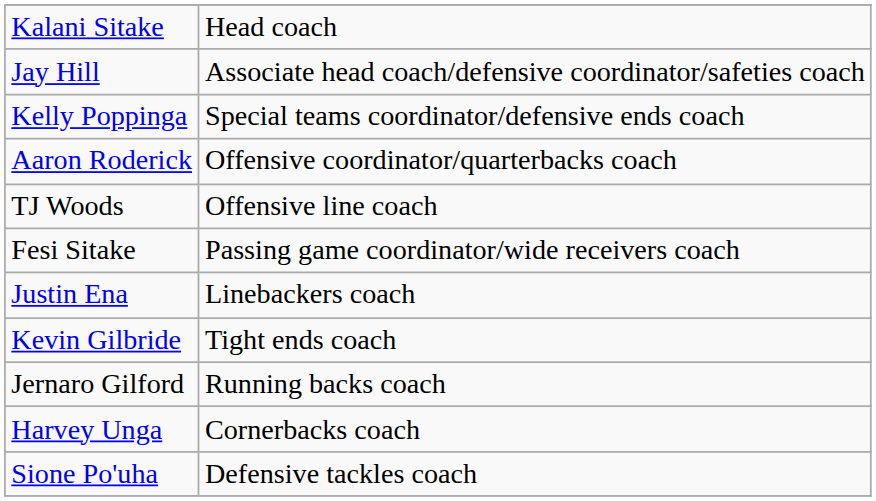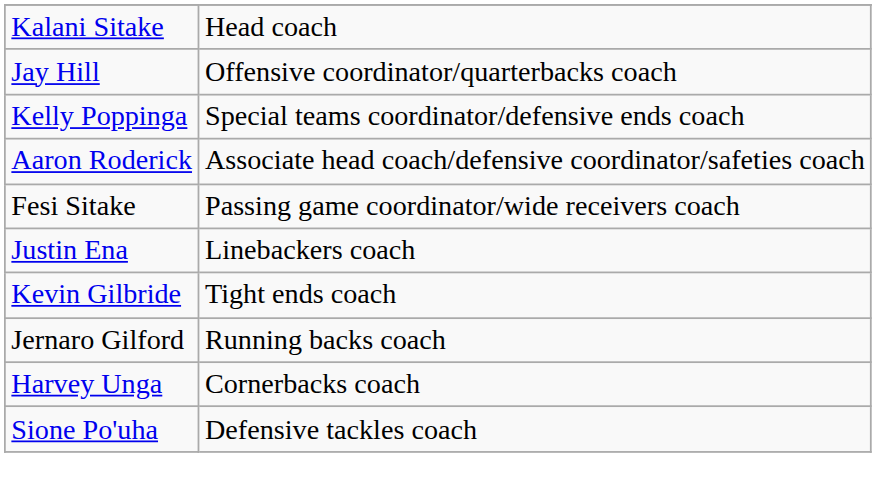(535, 71) Associate head coach/defensive coordinator/safeties coach -> (441, 71) Offensive coordinator/quarterbacks coach
(441, 160) Offensive coordinator/quarterbacks coach -> (535, 160) Associate head coach/defensive coordinator/safeties coach
- row: (67, 205)
